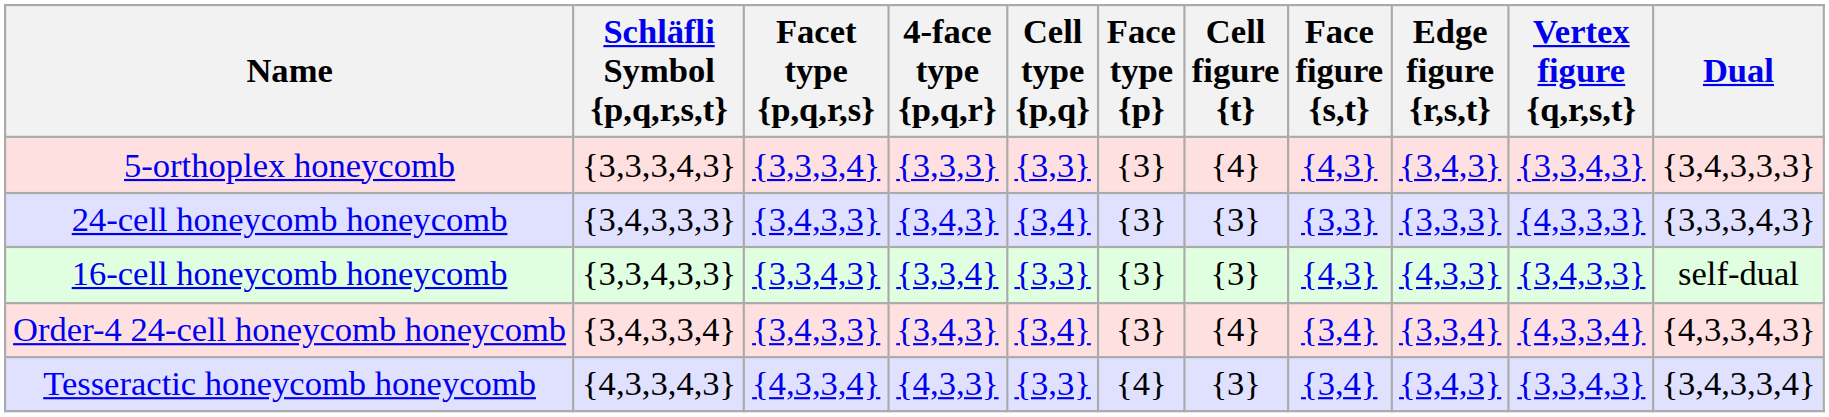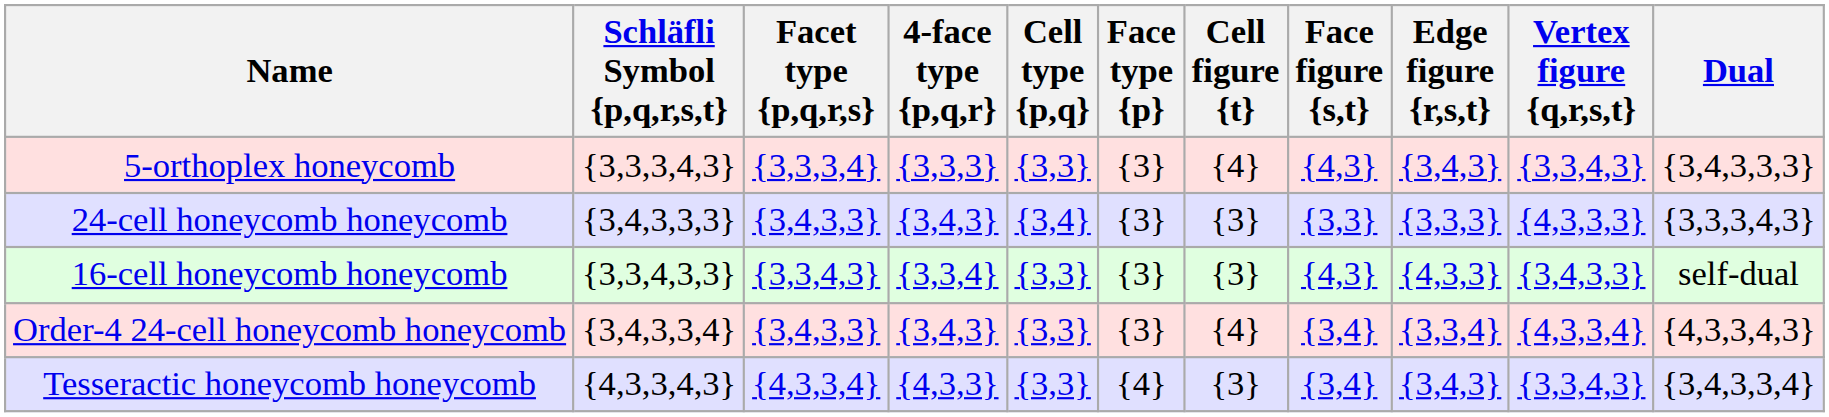(1053, 328) {3,4} -> (1053, 328) {3,3}
